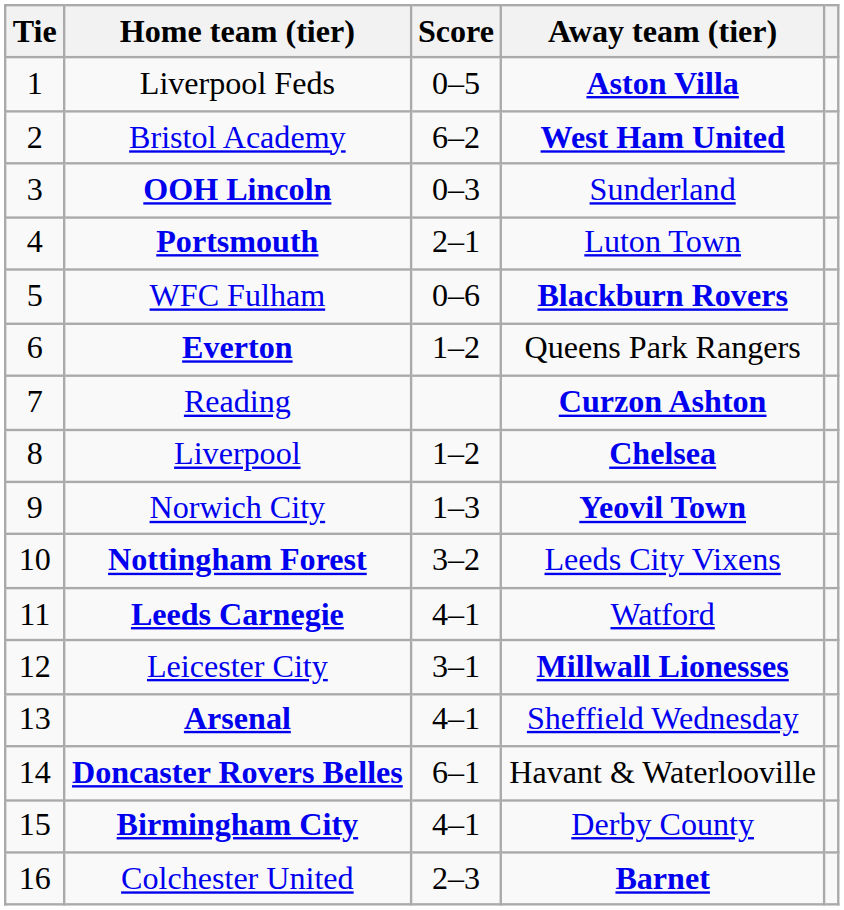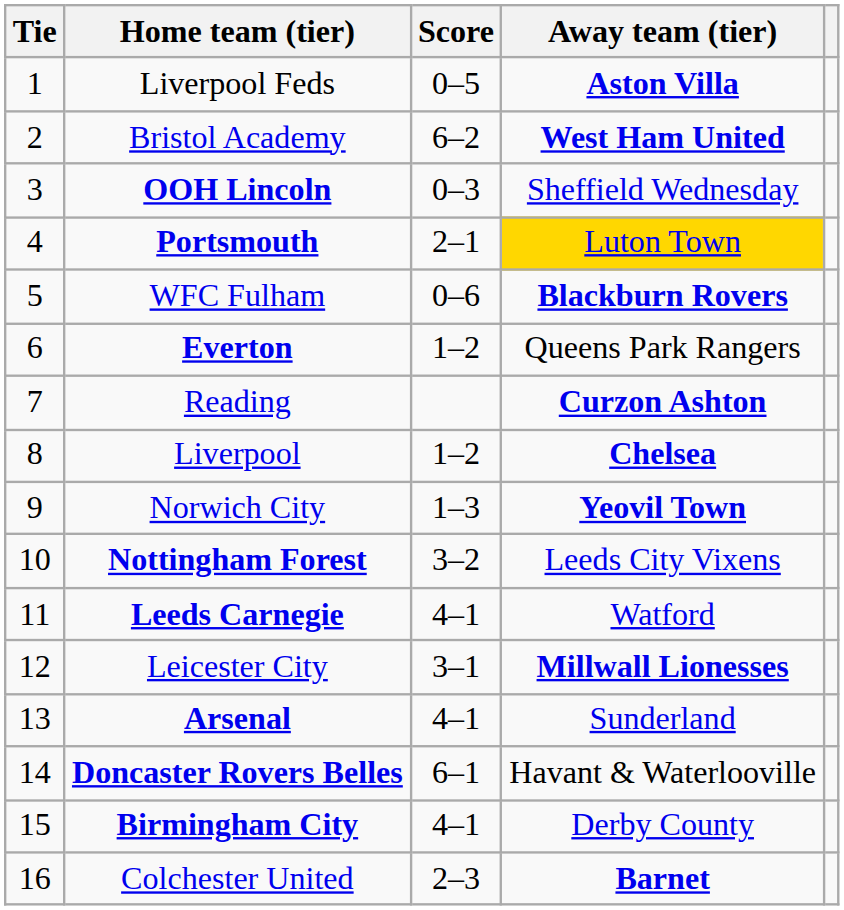(663, 189) Sunderland -> (663, 189) Sheffield Wednesday
(663, 242) no background -> (663, 242) gold background
(663, 718) Sheffield Wednesday -> (663, 718) Sunderland
